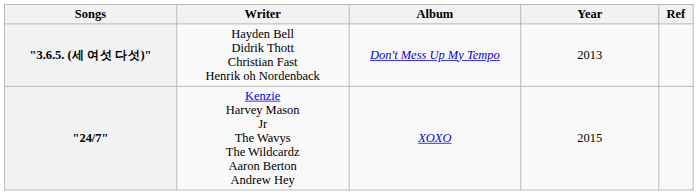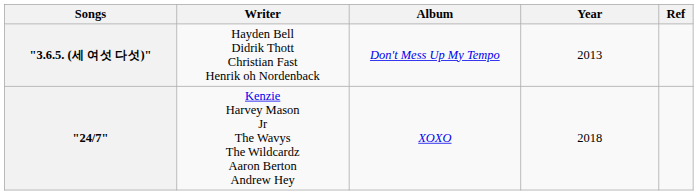(590, 138) 2015 -> (590, 138) 2018
